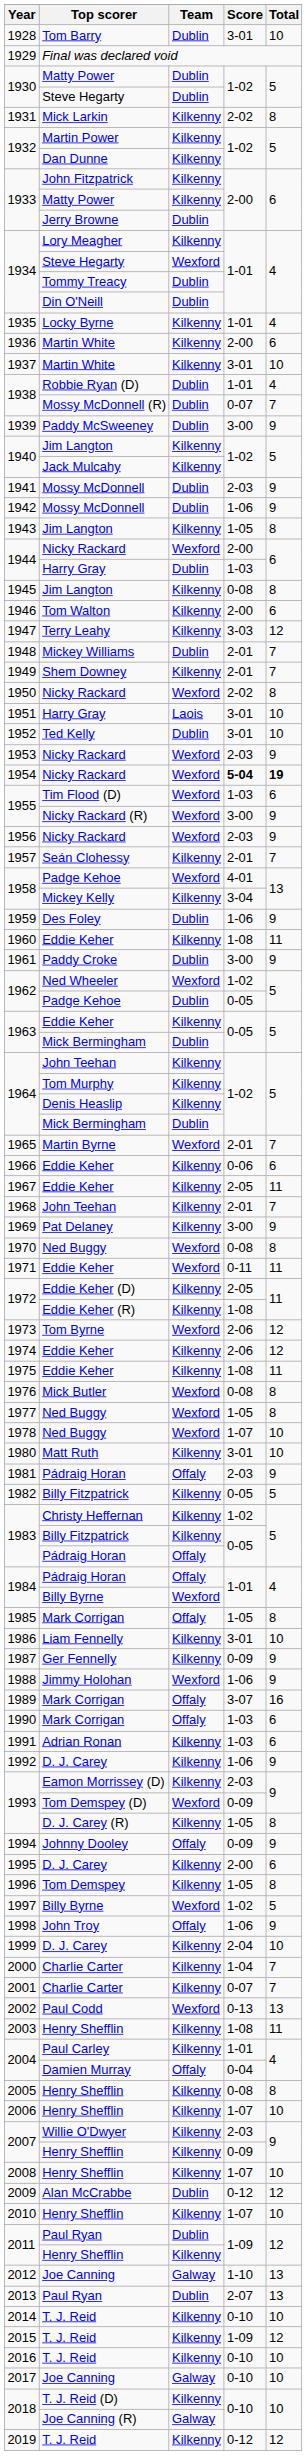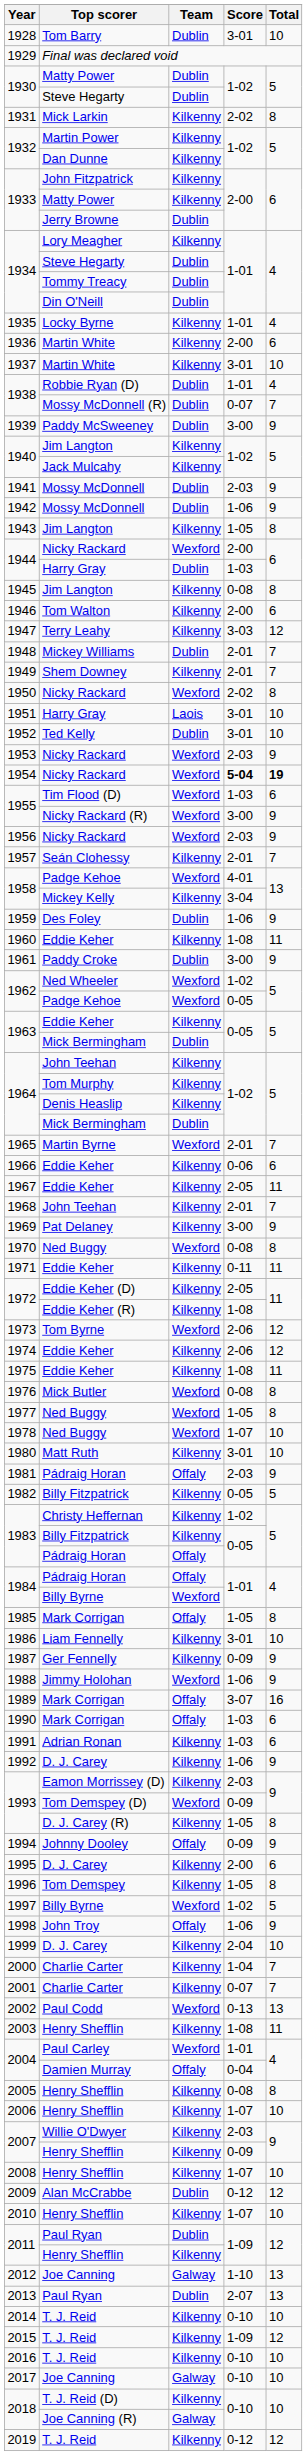(196, 261) Wexford -> (190, 261) Dublin
(190, 1001) Dublin -> (196, 1001) Wexford
(196, 1268) Wexford -> (197, 1268) Kilkenny
(197, 2049) Kilkenny -> (196, 2049) Wexford
